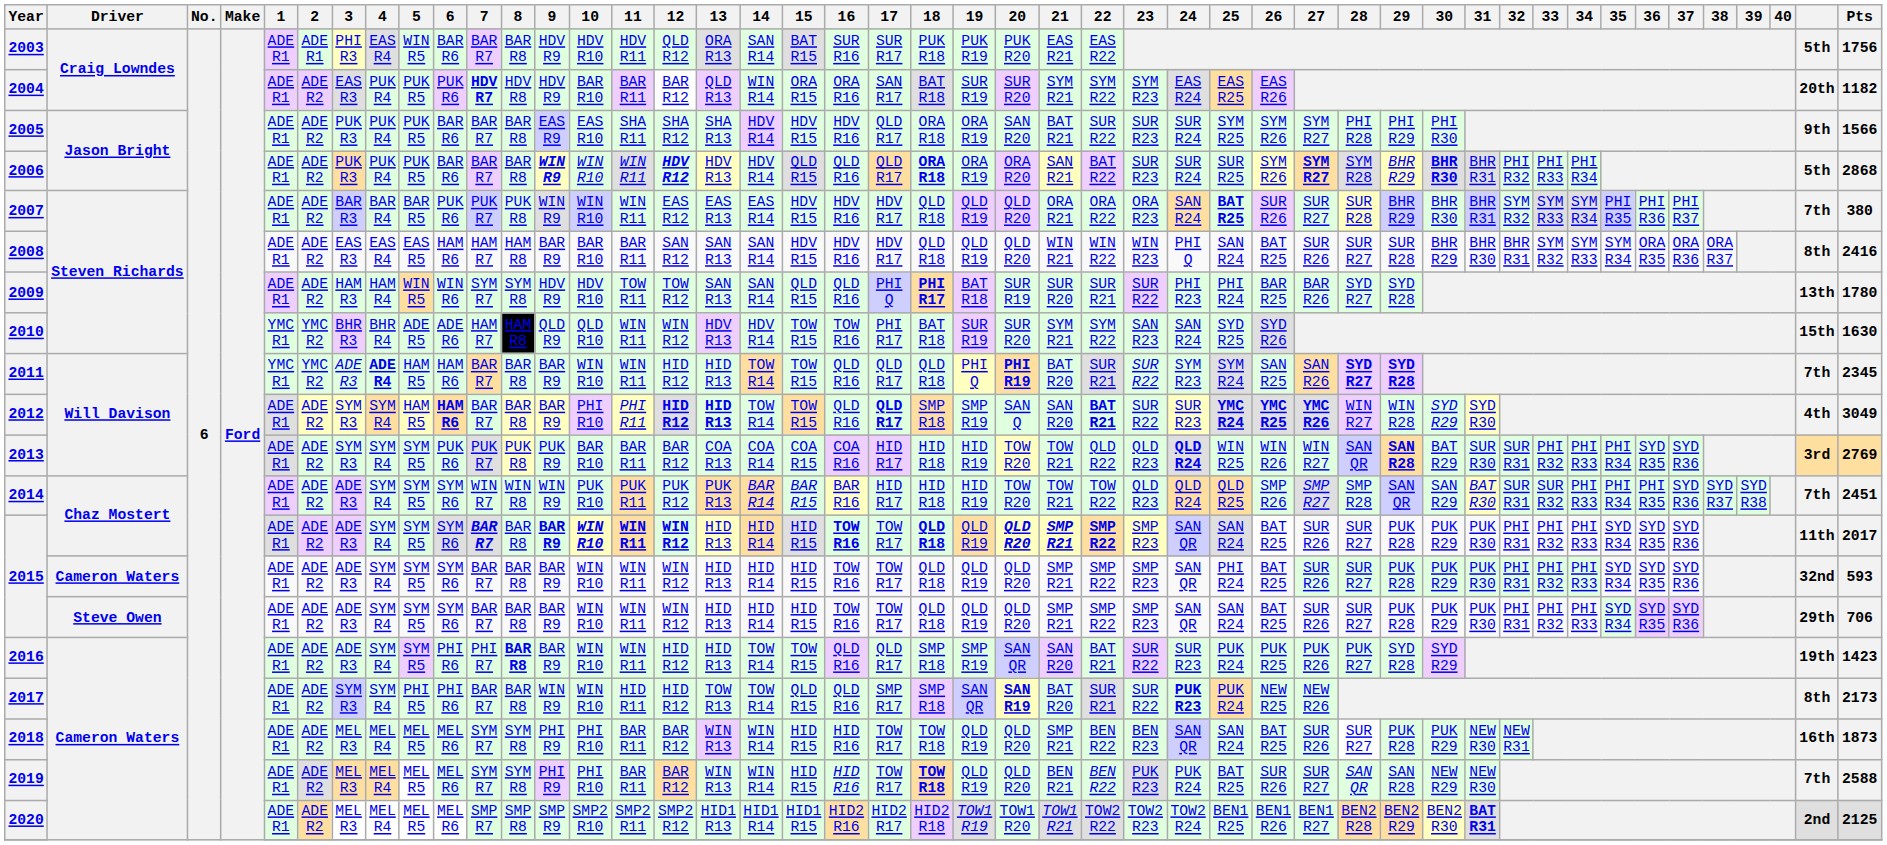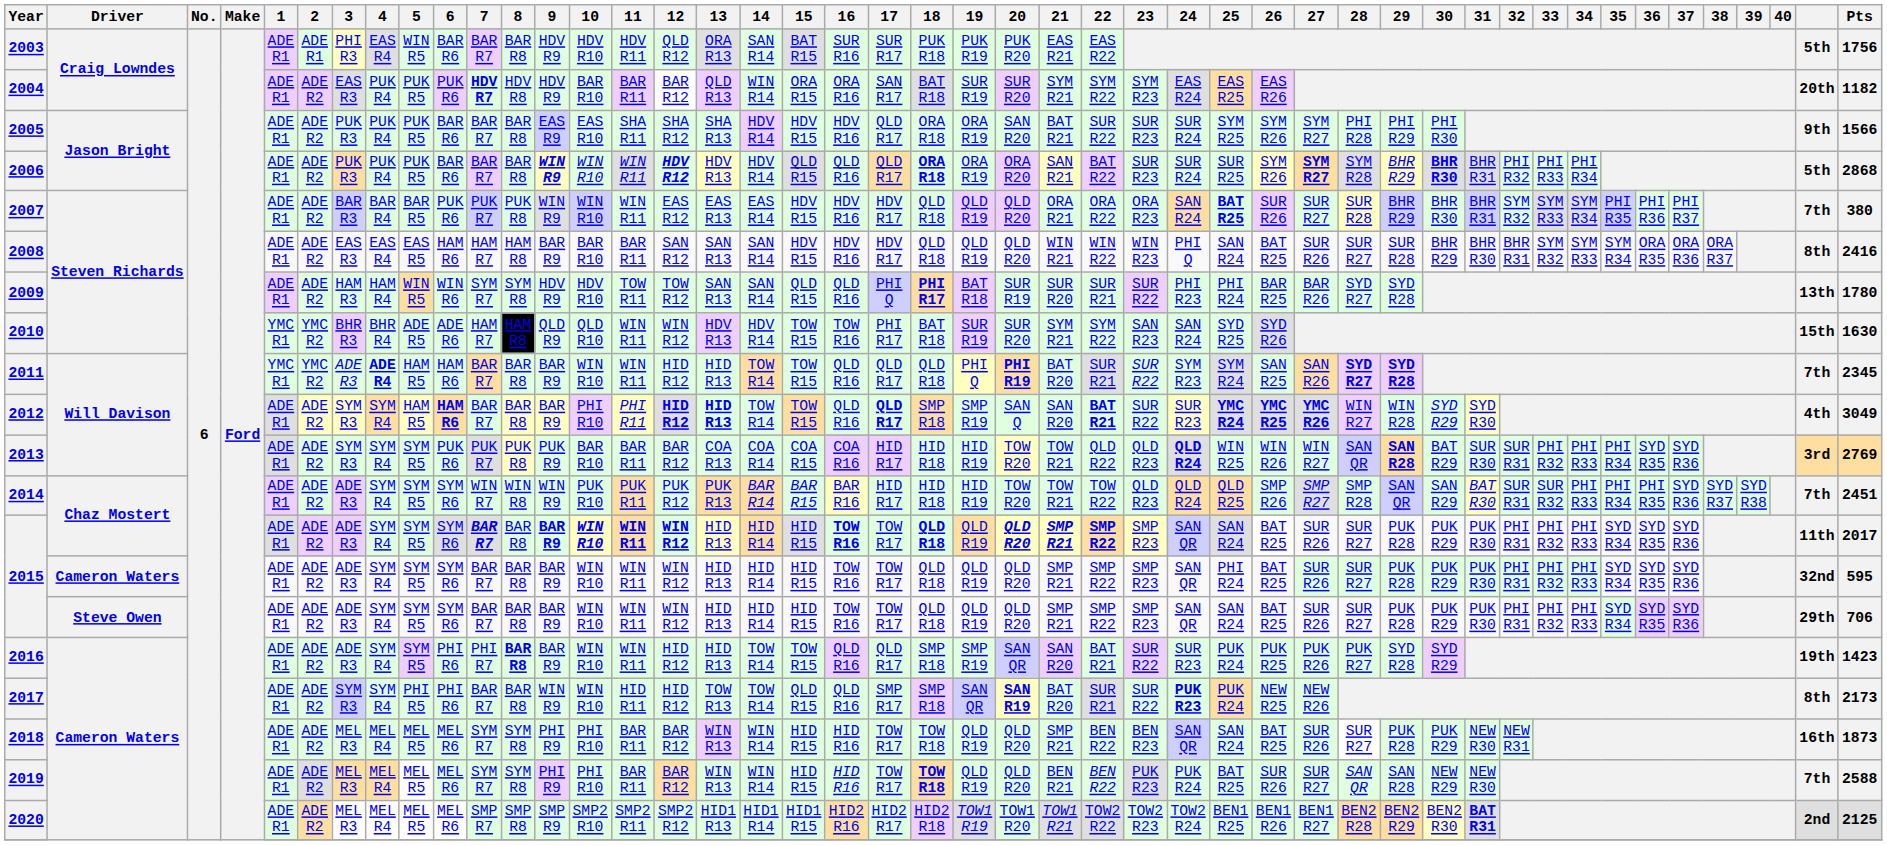(1860, 576) 593 -> (1860, 576) 595
